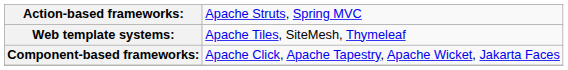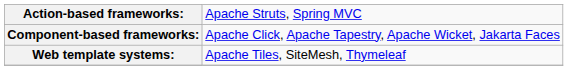rows swapped: (103, 55) <-> (103, 34)
